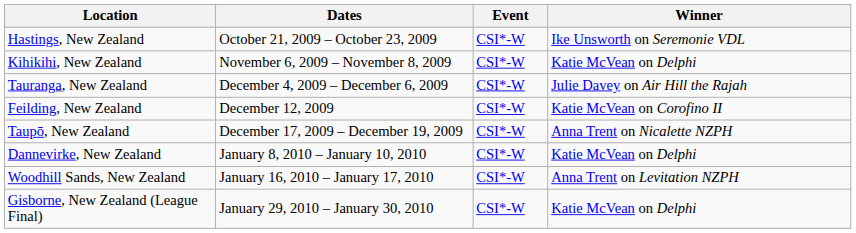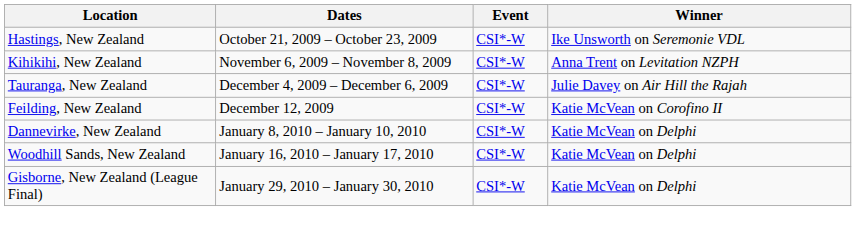(624, 62) Katie McVean on Delphi -> (645, 62) Anna Trent on Levitation NZPH
- row: (69, 131)
(645, 177) Anna Trent on Levitation NZPH -> (624, 154) Katie McVean on Delphi
